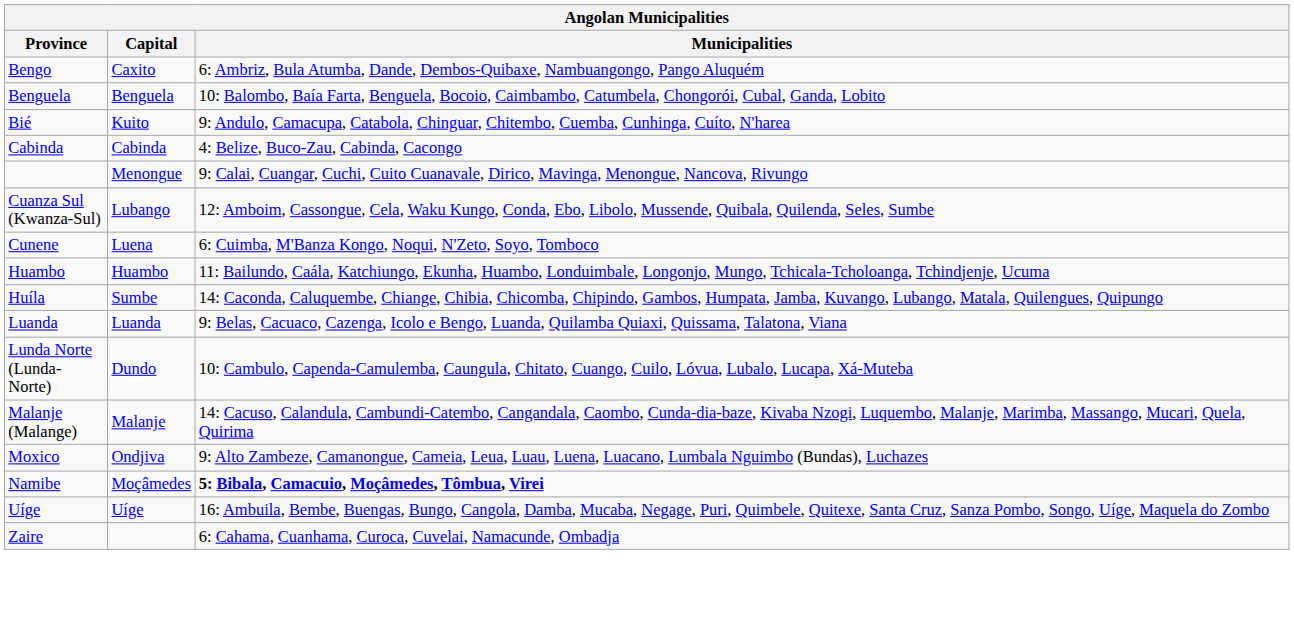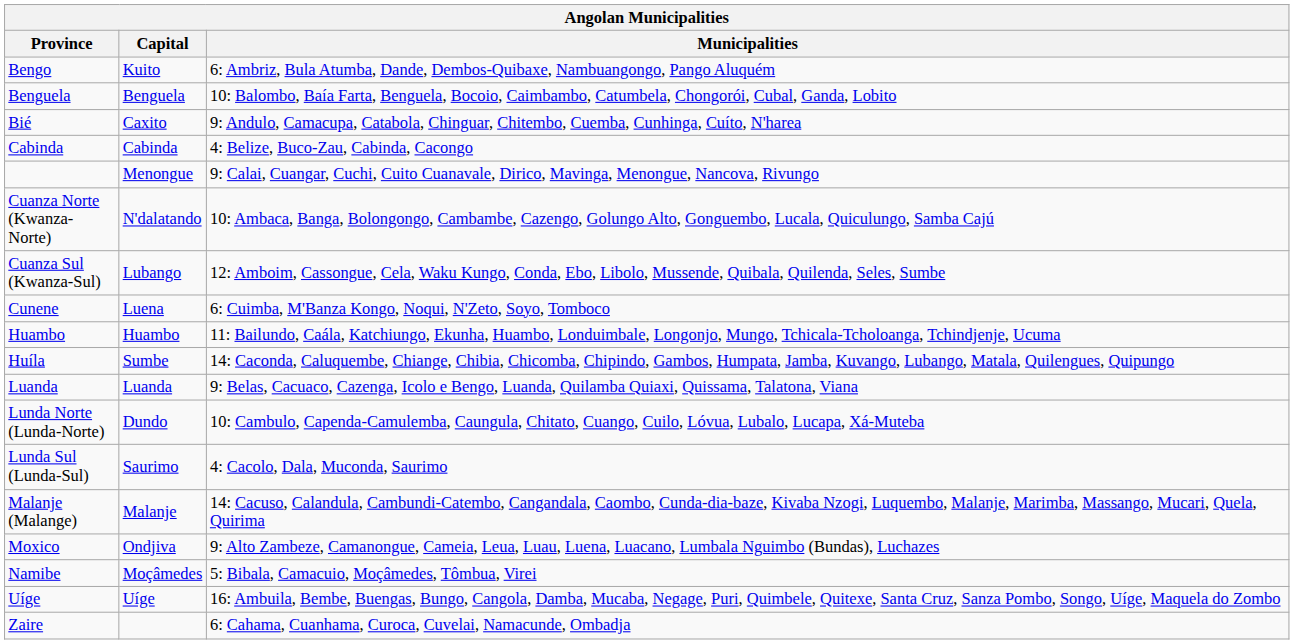(133, 69) Caxito -> (141, 69) Kuito
(130, 122) Kuito -> (145, 122) Caxito
+ row: (54, 219)
+ row: (49, 466)
(371, 483) bold -> (373, 573) normal
